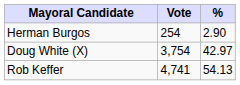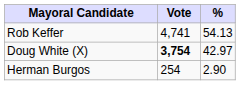rows swapped: (35, 70) <-> (49, 32)
(175, 51) normal -> (175, 51) bold
